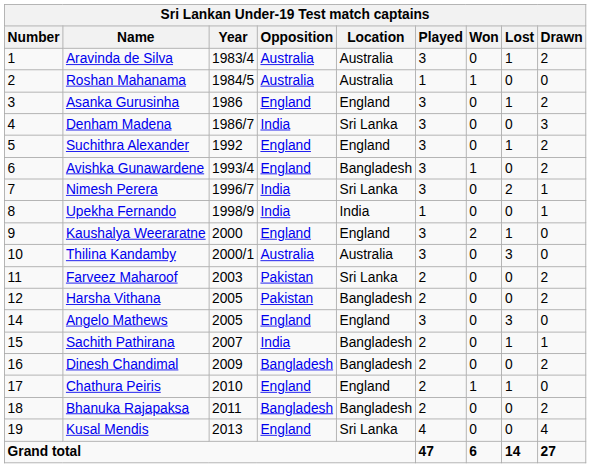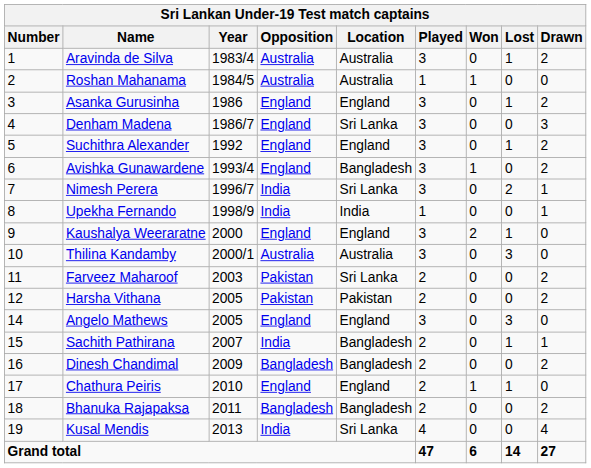(275, 124) India -> (286, 124) England
(376, 299) Bangladesh -> (366, 299) Pakistan
(286, 430) England -> (275, 430) India
